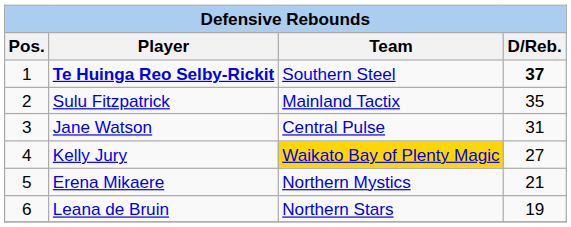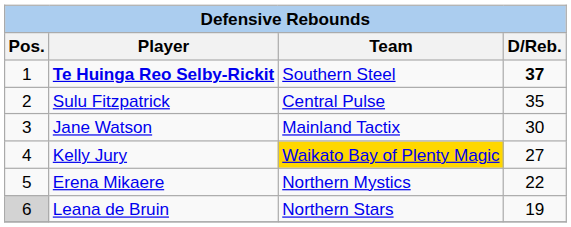(341, 100) Mainland Tactix -> (334, 100) Central Pulse
(334, 128) Central Pulse -> (341, 128) Mainland Tactix
(535, 128) 31 -> (535, 128) 30
(535, 182) 21 -> (535, 182) 22
(27, 209) no background -> (27, 209) lightgrey background
